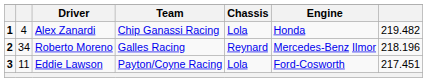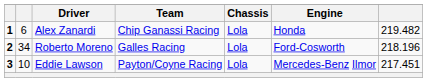(24, 30) 4 -> (24, 30) 6
(248, 47) Reynard -> (237, 47) Lola
(325, 47) Mercedes-Benz Ilmor -> (309, 47) Ford-Cosworth
(24, 64) 11 -> (24, 64) 10
(309, 64) Ford-Cosworth -> (325, 64) Mercedes-Benz Ilmor
